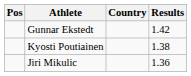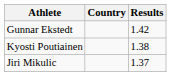- column: (15, 12)
(161, 63) 1.36 -> (140, 63) 1.37
